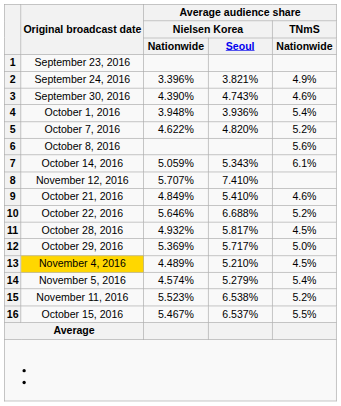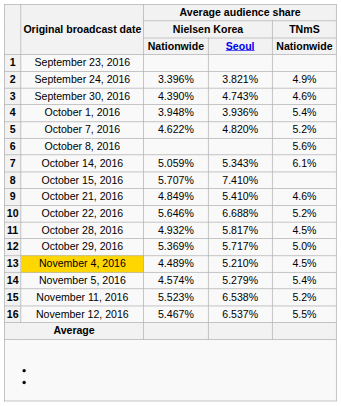(82, 180) November 12, 2016 -> (82, 180) October 15, 2016
(82, 314) October 15, 2016 -> (82, 314) November 12, 2016
